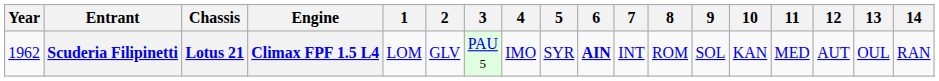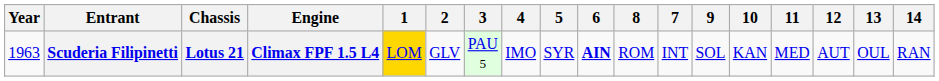columns swapped: (631, 17) <-> (670, 17)
(24, 53) 1962 -> (24, 53) 1963
(404, 53) no background -> (404, 53) gold background
